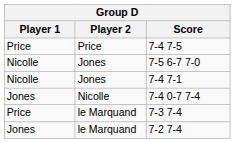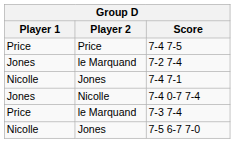rows swapped: (165, 130) <-> (174, 63)
